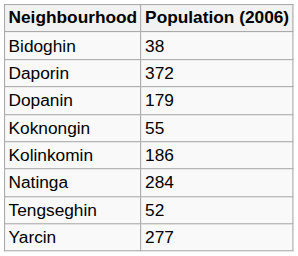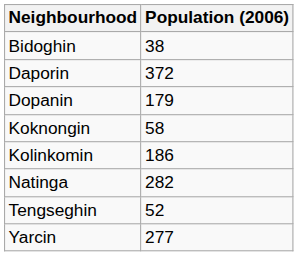(155, 127) 55 -> (155, 127) 58
(160, 182) 284 -> (160, 182) 282
